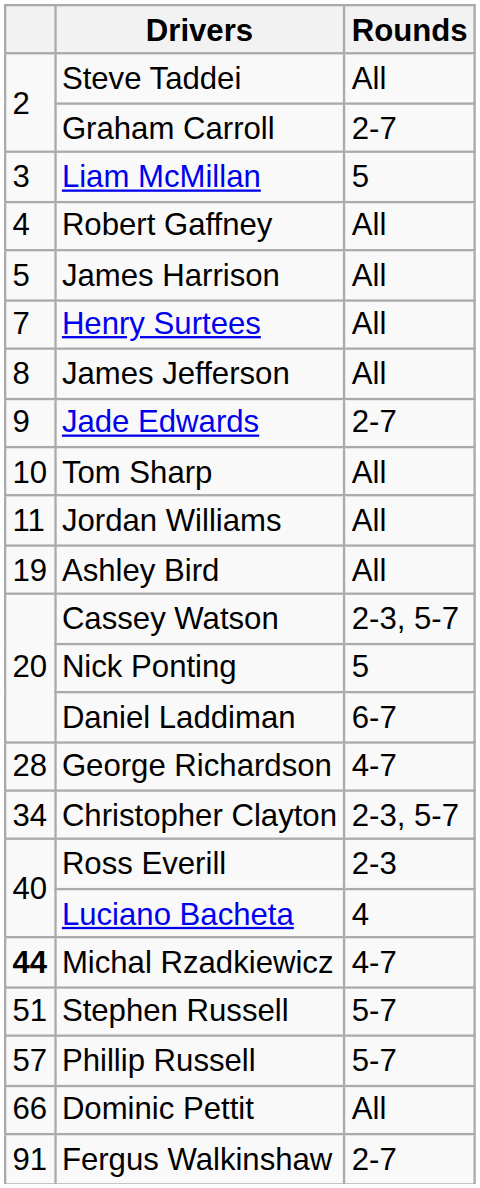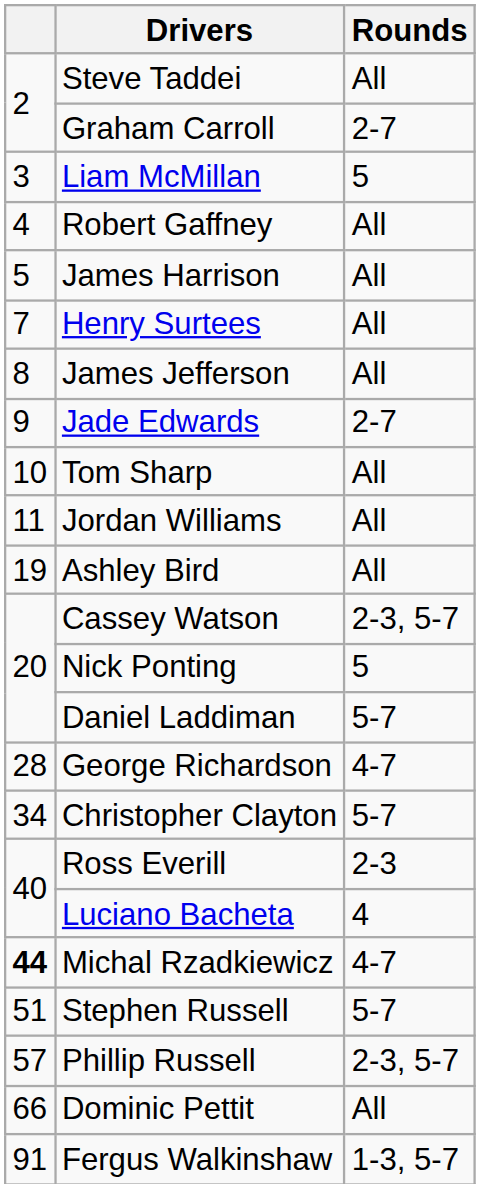(374, 717) 6-7 -> (374, 717) 5-7
(405, 815) 2-3, 5-7 -> (374, 815) 5-7
(374, 1060) 5-7 -> (405, 1060) 2-3, 5-7
(374, 1158) 2-7 -> (405, 1158) 1-3, 5-7
